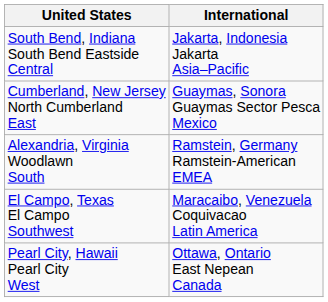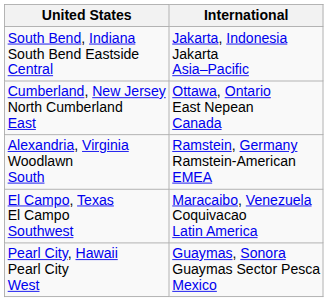(246, 107) Guaymas, Sonora Guaymas Sector Pesca Mexico -> (222, 107) Ottawa, Ontario East Nepean Canada
(222, 269) Ottawa, Ontario East Nepean Canada -> (246, 269) Guaymas, Sonora Guaymas Sector Pesca Mexico
